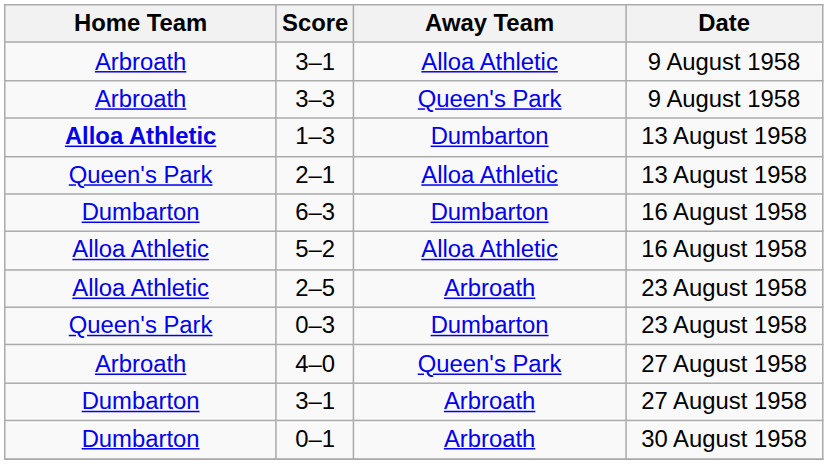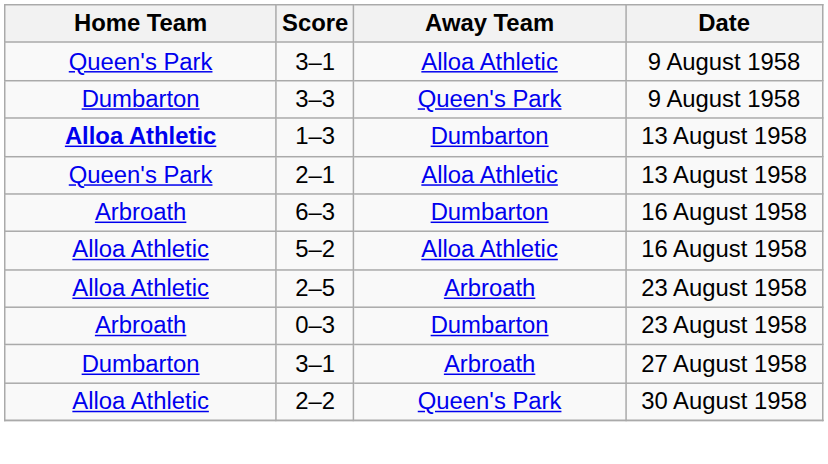(141, 61) Arbroath -> (141, 61) Queen's Park
(141, 99) Arbroath -> (141, 99) Dumbarton
(141, 212) Dumbarton -> (141, 212) Arbroath
(141, 325) Queen's Park -> (141, 325) Arbroath
- row: (315, 363)
+ row: (315, 401)
- row: (315, 439)
